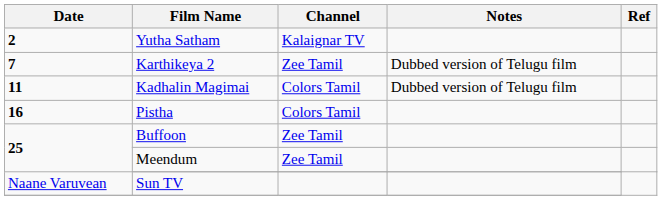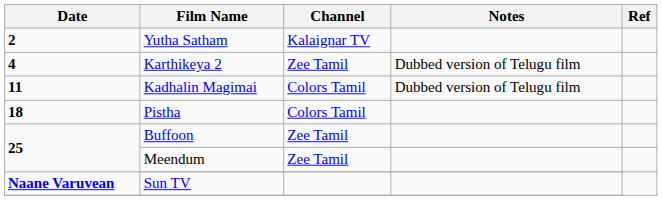(12, 64) 7 -> (12, 64) 4
(15, 111) 16 -> (15, 111) 18
(57, 183) normal -> (61, 183) bold
